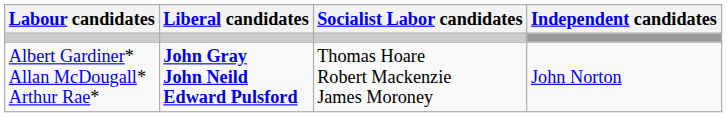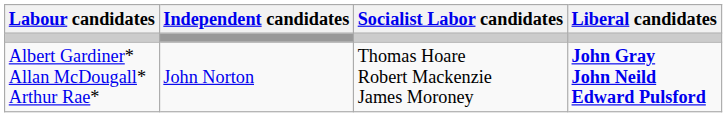columns swapped: (236, 18) <-> (624, 18)
